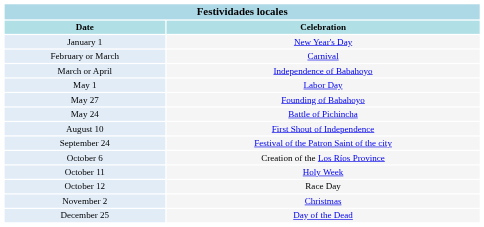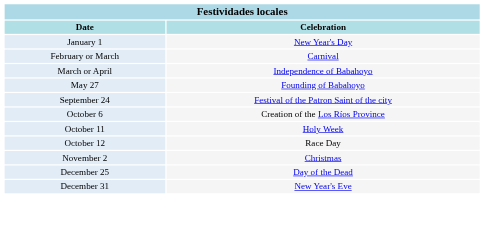- row: (85, 85)
- row: (85, 114)
- row: (85, 129)
+ row: (85, 187)
